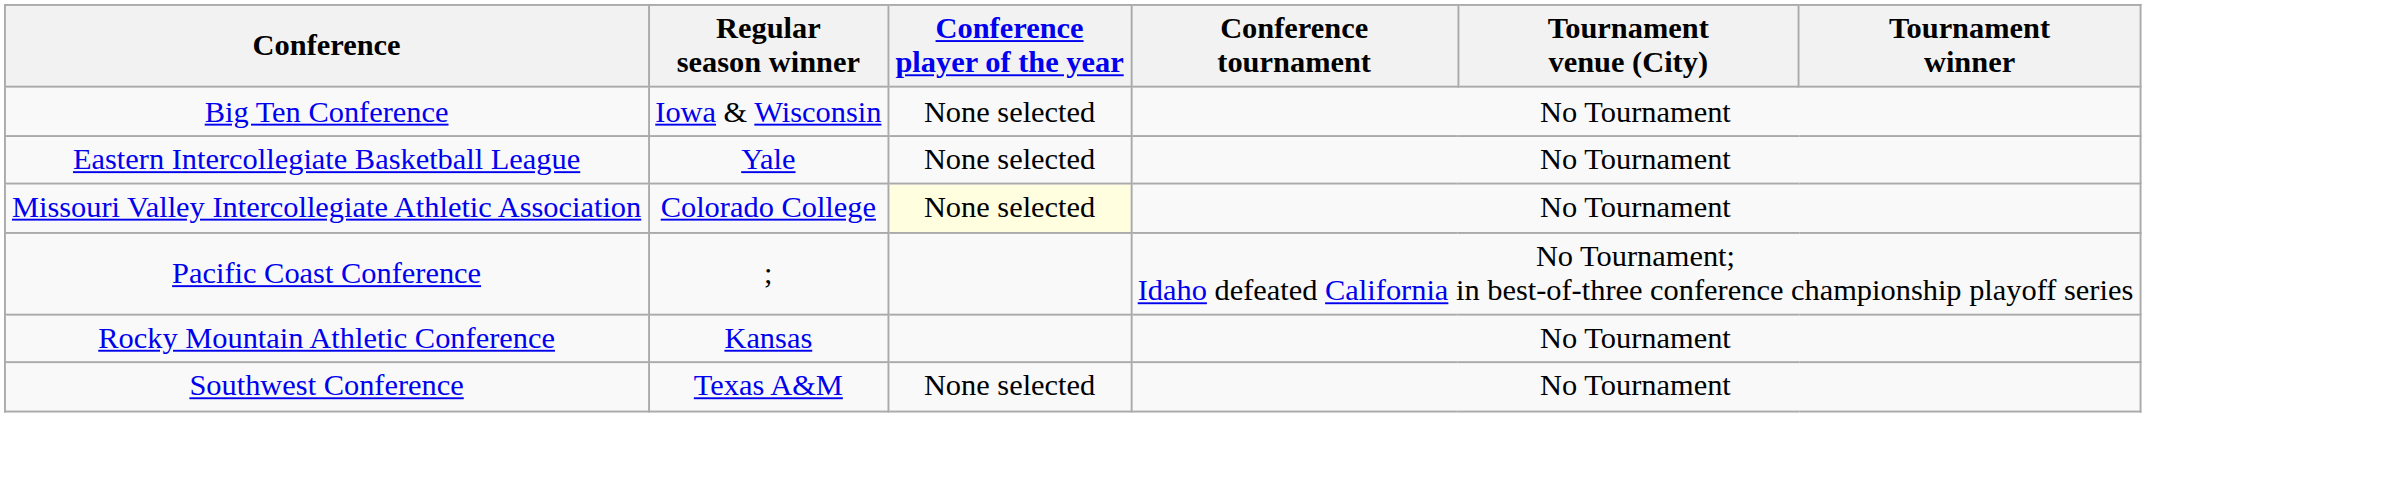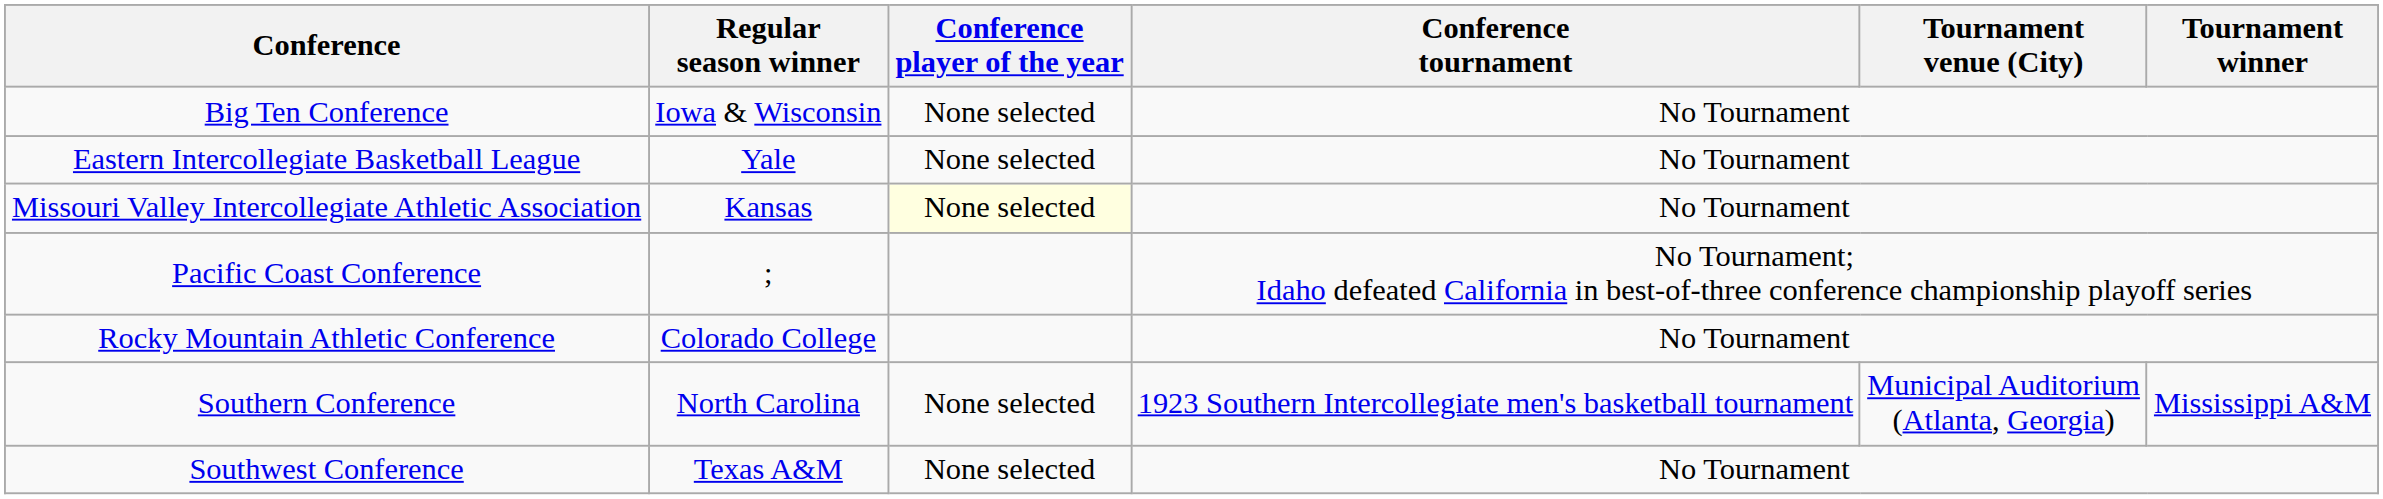(768, 207) Colorado College -> (768, 207) Kansas
(768, 338) Kansas -> (768, 338) Colorado College
+ row: (327, 403)
